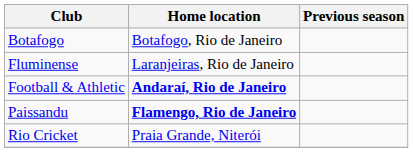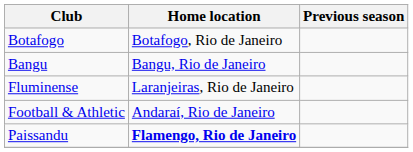+ row: (28, 64)
(209, 87) bold -> (203, 111) normal
- row: (43, 135)
